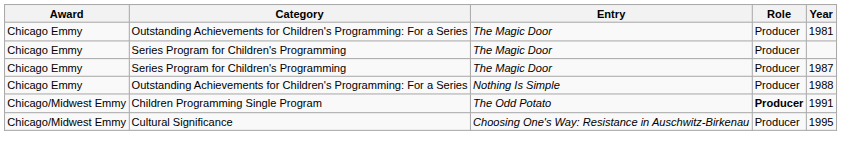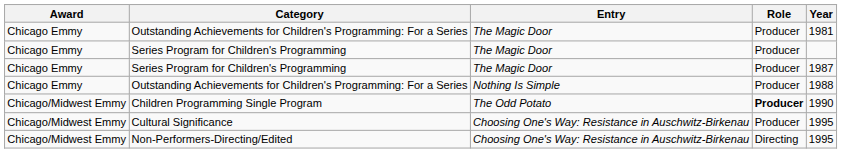(821, 103) 1991 -> (821, 103) 1990
+ row: (212, 139)
